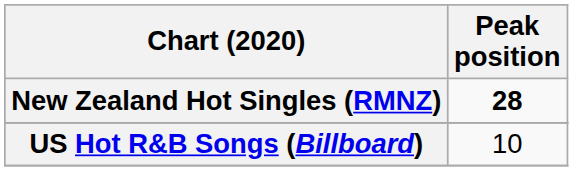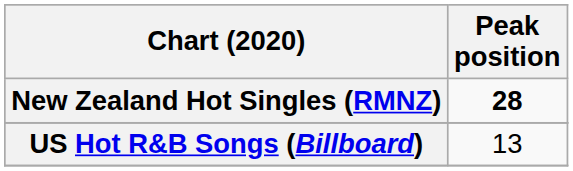(507, 143) 10 -> (507, 143) 13
